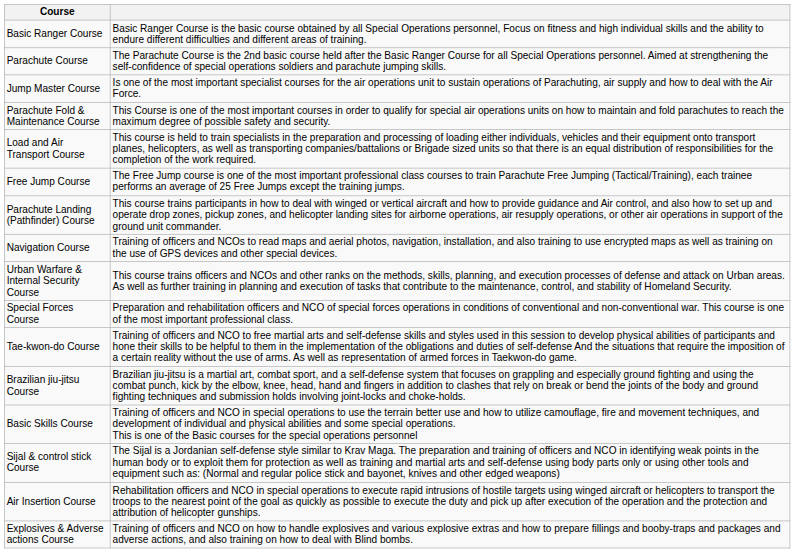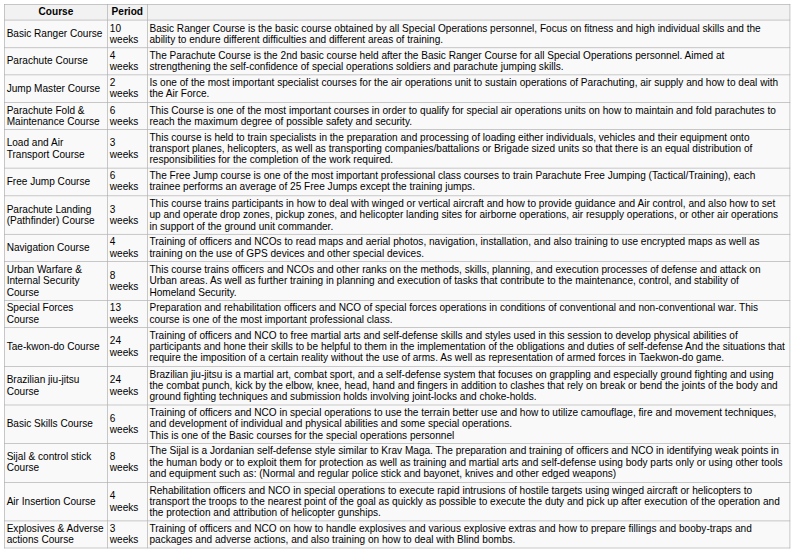+ column: (127, 12)
